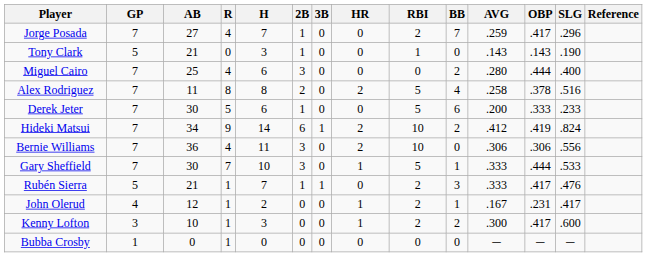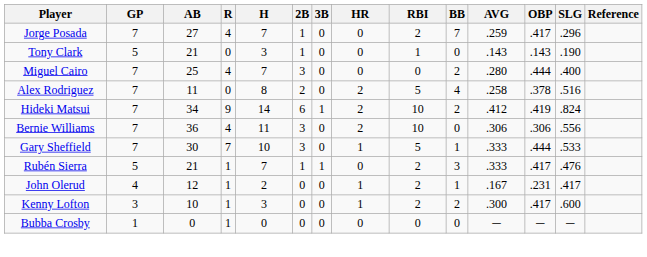(264, 71) 6 -> (264, 71) 7
(228, 90) 8 -> (228, 90) 0
- row: (55, 109)
